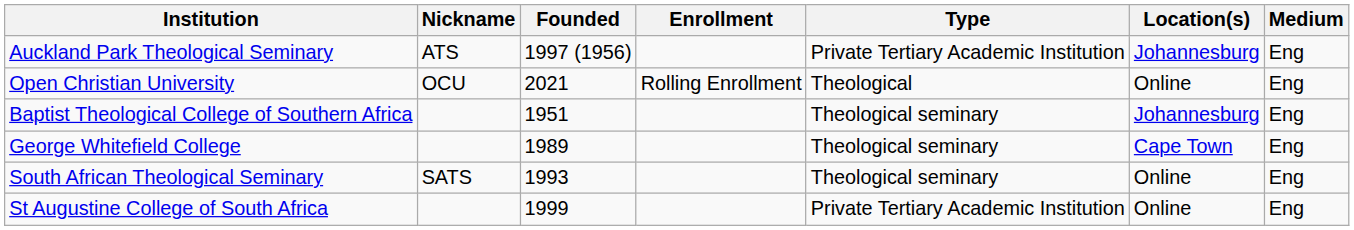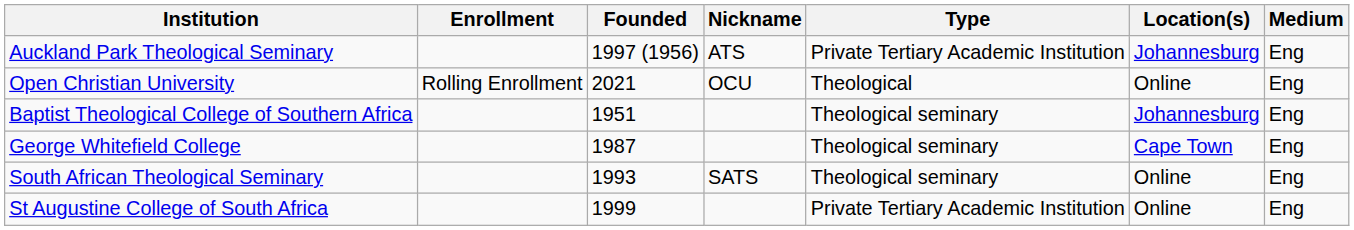columns swapped: (468, 20) <-> (721, 20)
(547, 146) 1989 -> (614, 146) 1987
